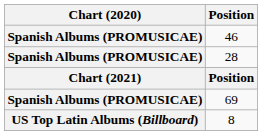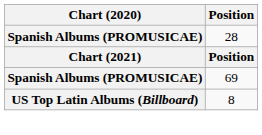- row: (231, 36)
